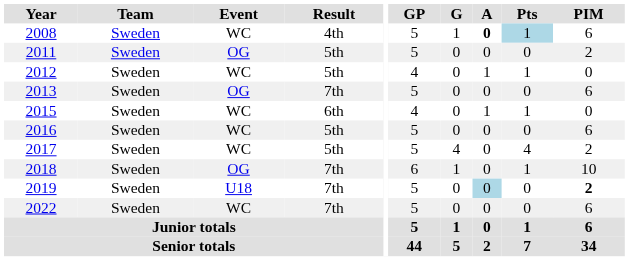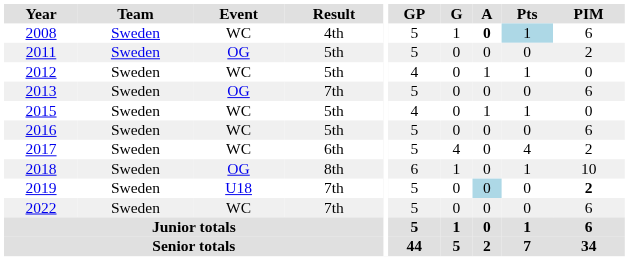(334, 110) 6th -> (334, 110) 5th
(334, 149) 5th -> (334, 149) 6th
(334, 168) 7th -> (334, 168) 8th
